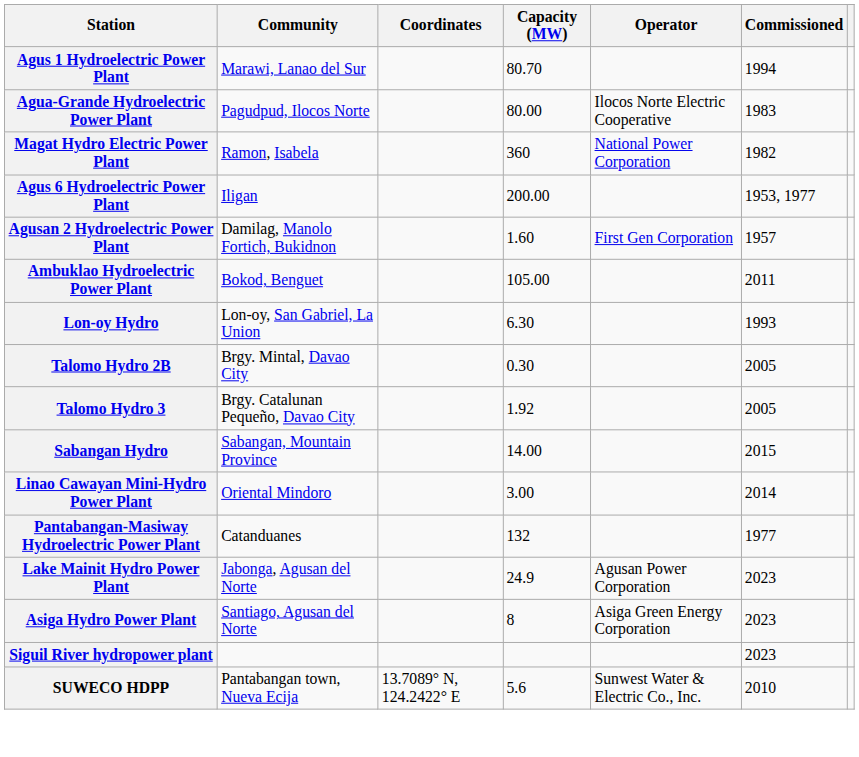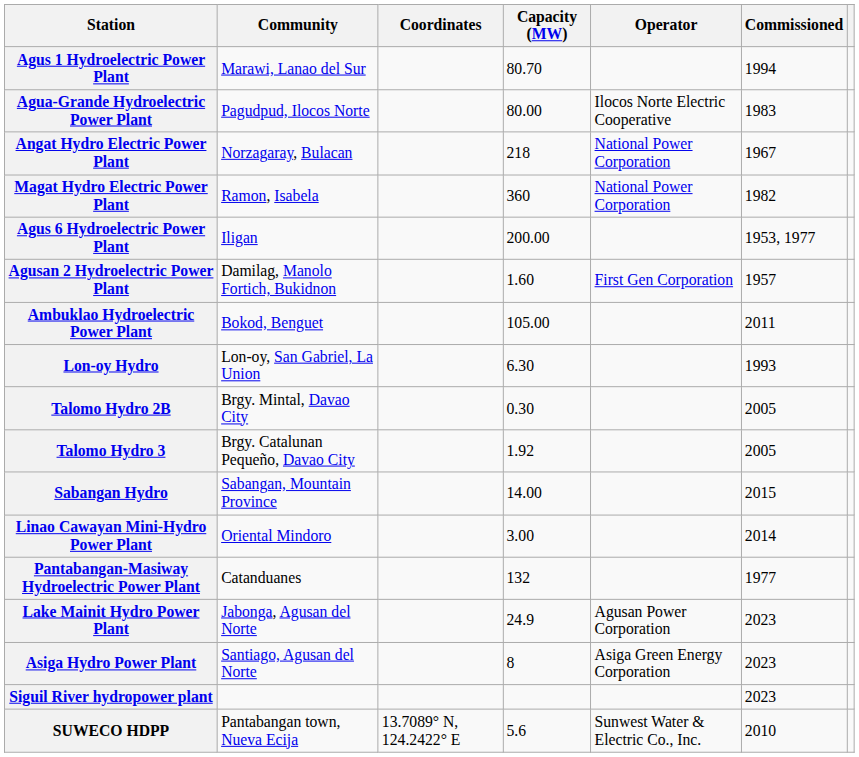+ row: (111, 153)
